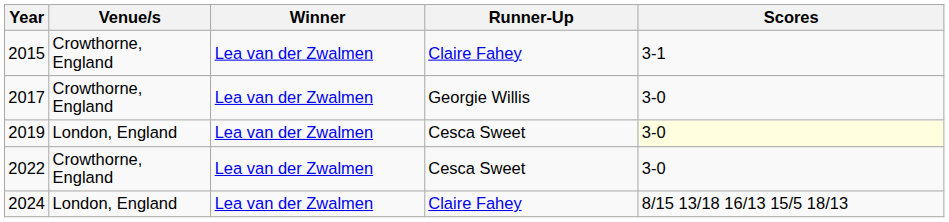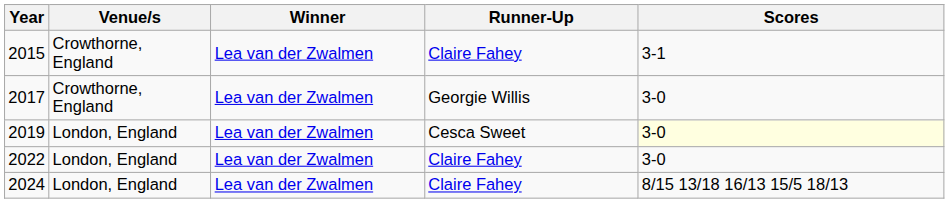(97, 168) Crowthorne, England -> (115, 159) London, England
(477, 168) Cesca Sweet -> (475, 159) Claire Fahey
